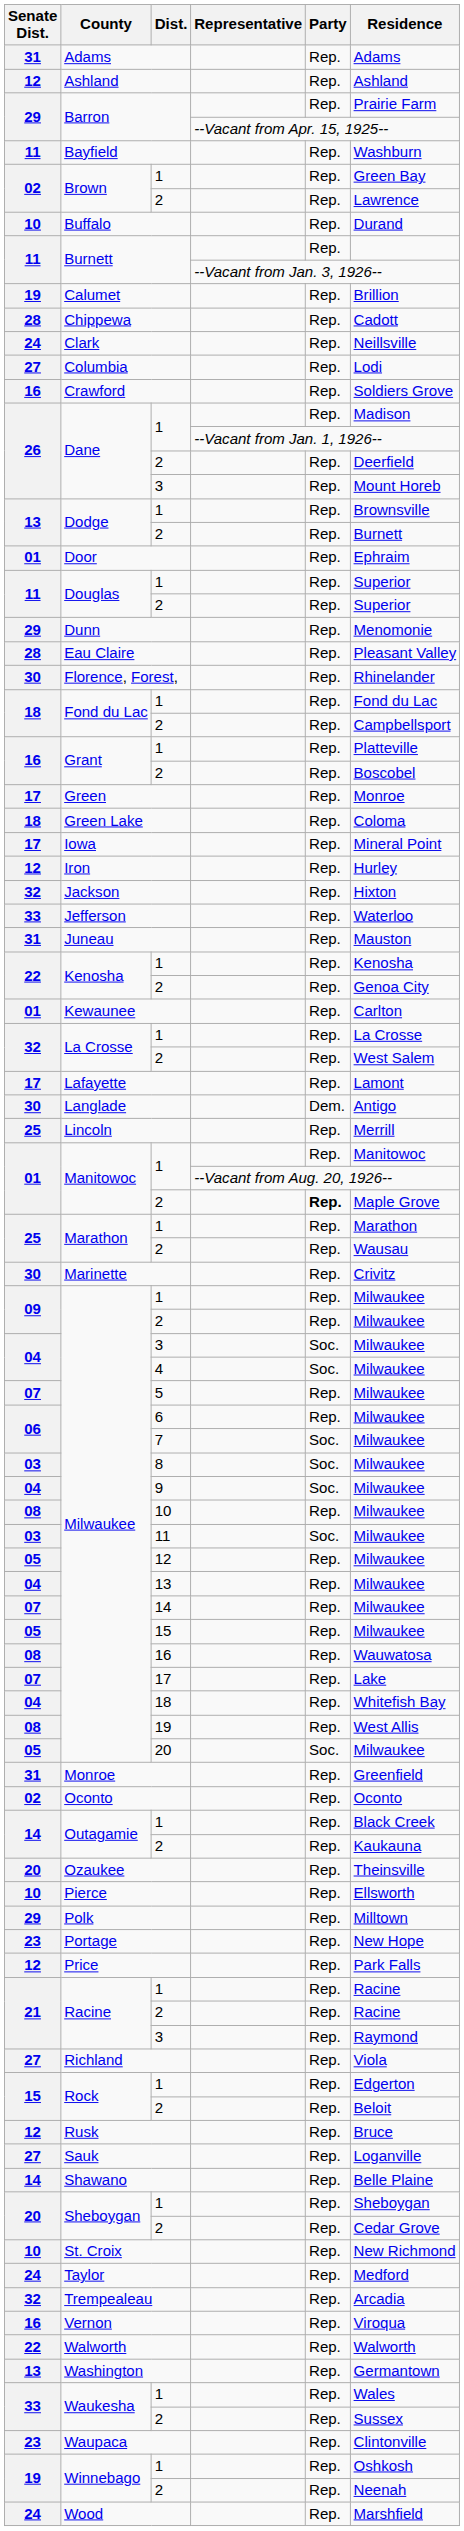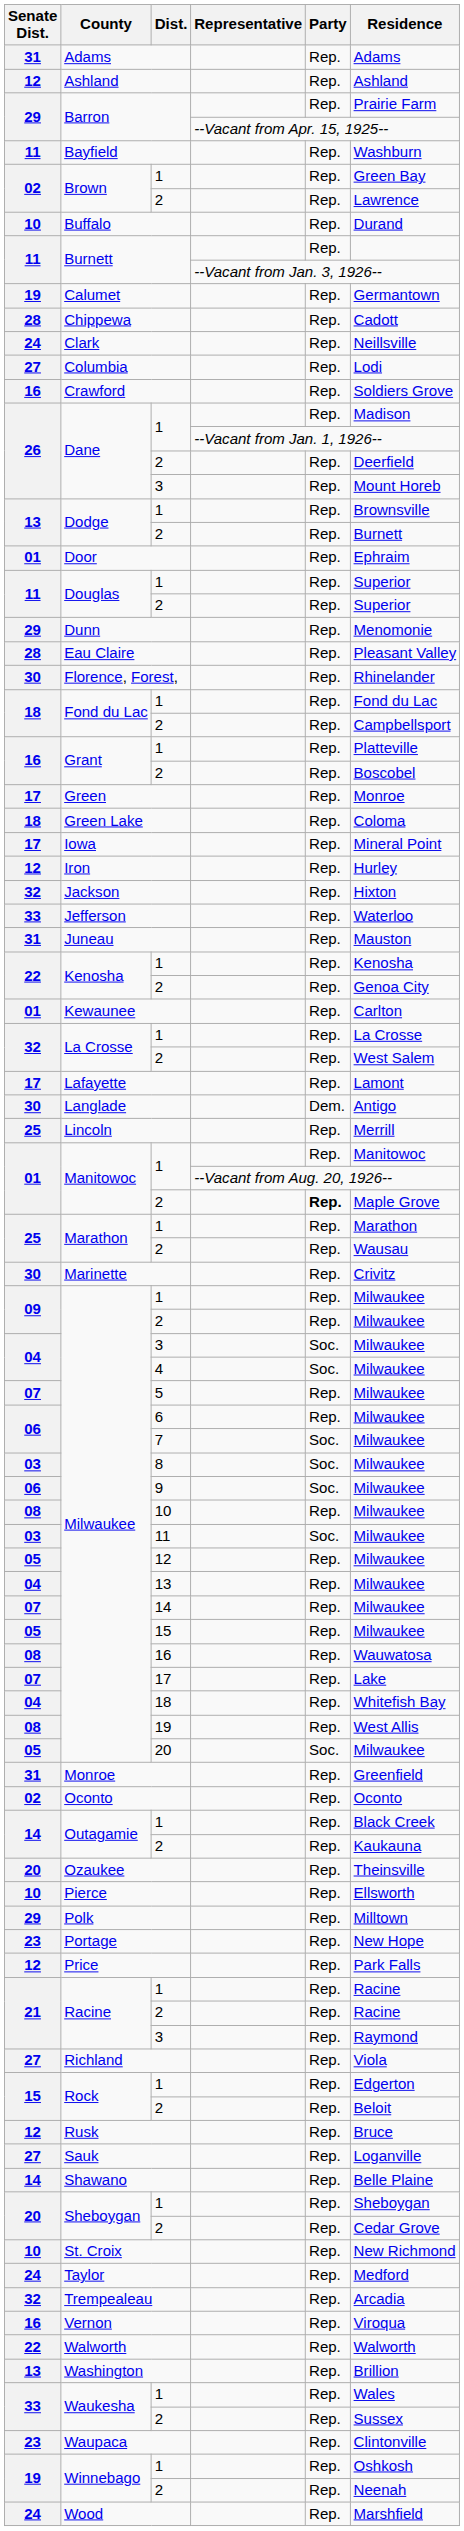(376, 295) Brillion -> (397, 295) Germantown
(33, 1488) 04 -> (33, 1488) 06
(397, 2370) Germantown -> (376, 2370) Brillion
